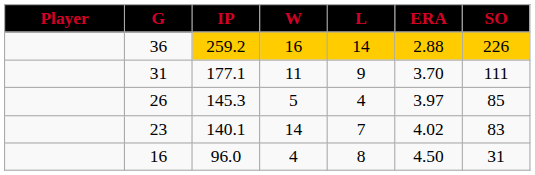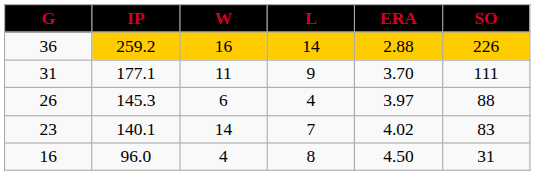- column: (65, 18)
(293, 101) 5 -> (223, 101) 6
(496, 101) 85 -> (486, 101) 88
